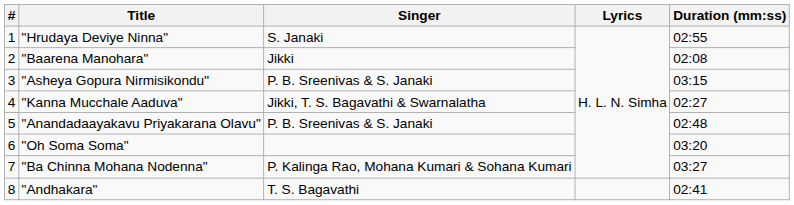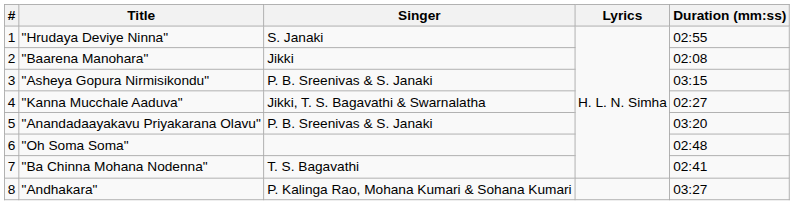(690, 124) 02:48 -> (690, 124) 03:20
(690, 145) 03:20 -> (690, 145) 02:48
(419, 167) P. Kalinga Rao, Mohana Kumari & Sohana Kumari -> (313, 167) T. S. Bagavathi
(690, 167) 03:27 -> (690, 167) 02:41
(313, 189) T. S. Bagavathi -> (419, 189) P. Kalinga Rao, Mohana Kumari & Sohana Kumari
(690, 189) 02:41 -> (690, 189) 03:27
